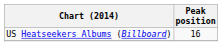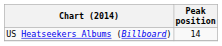(196, 34) 16 -> (196, 34) 14
